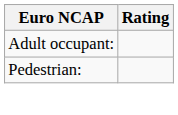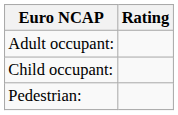+ row: (61, 69)
